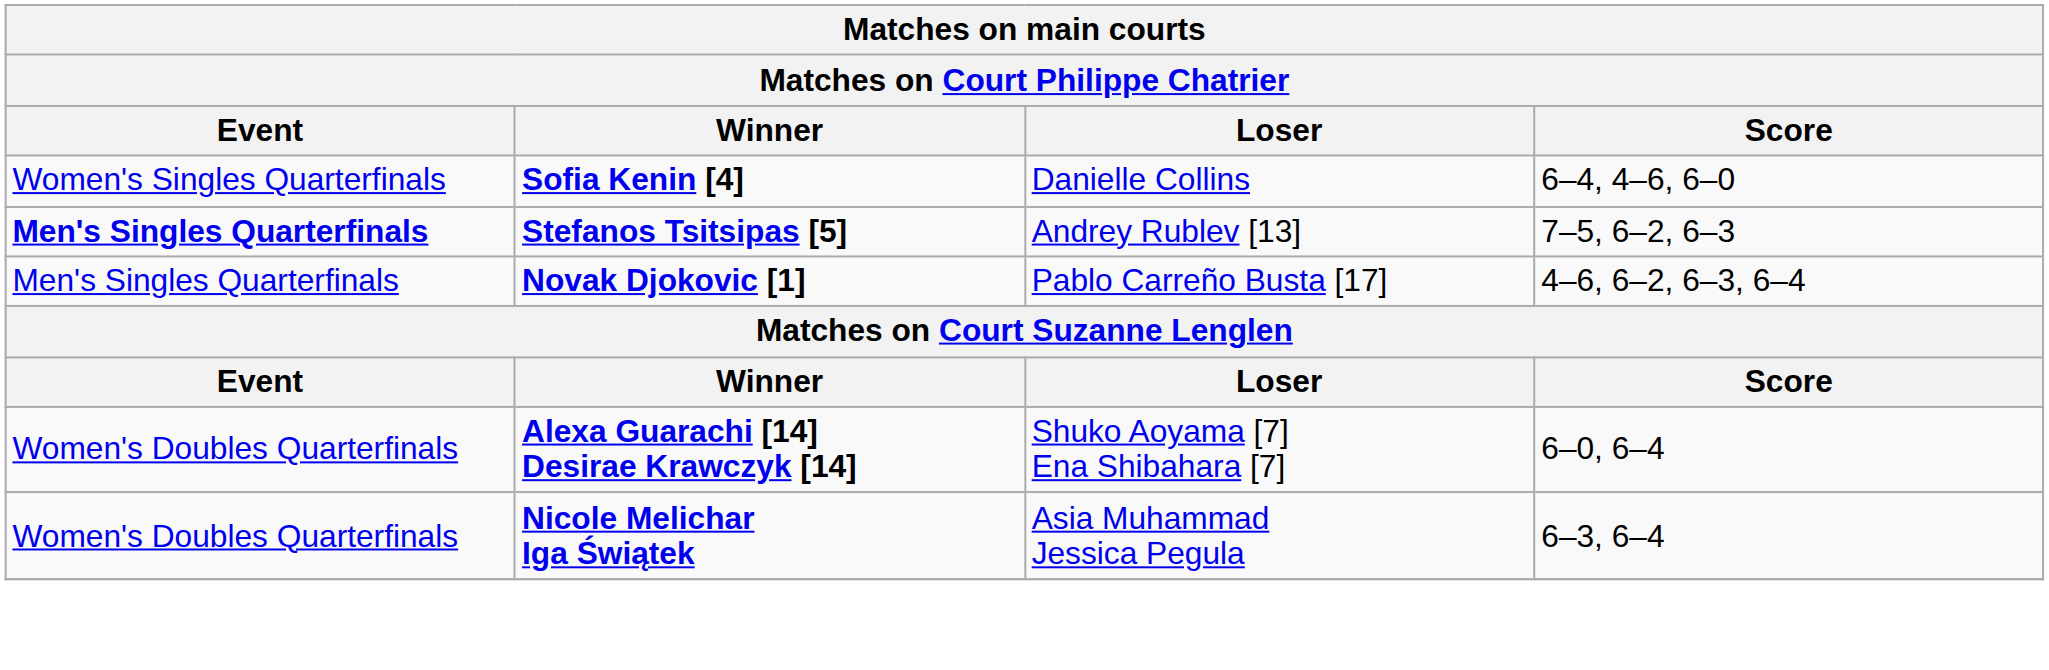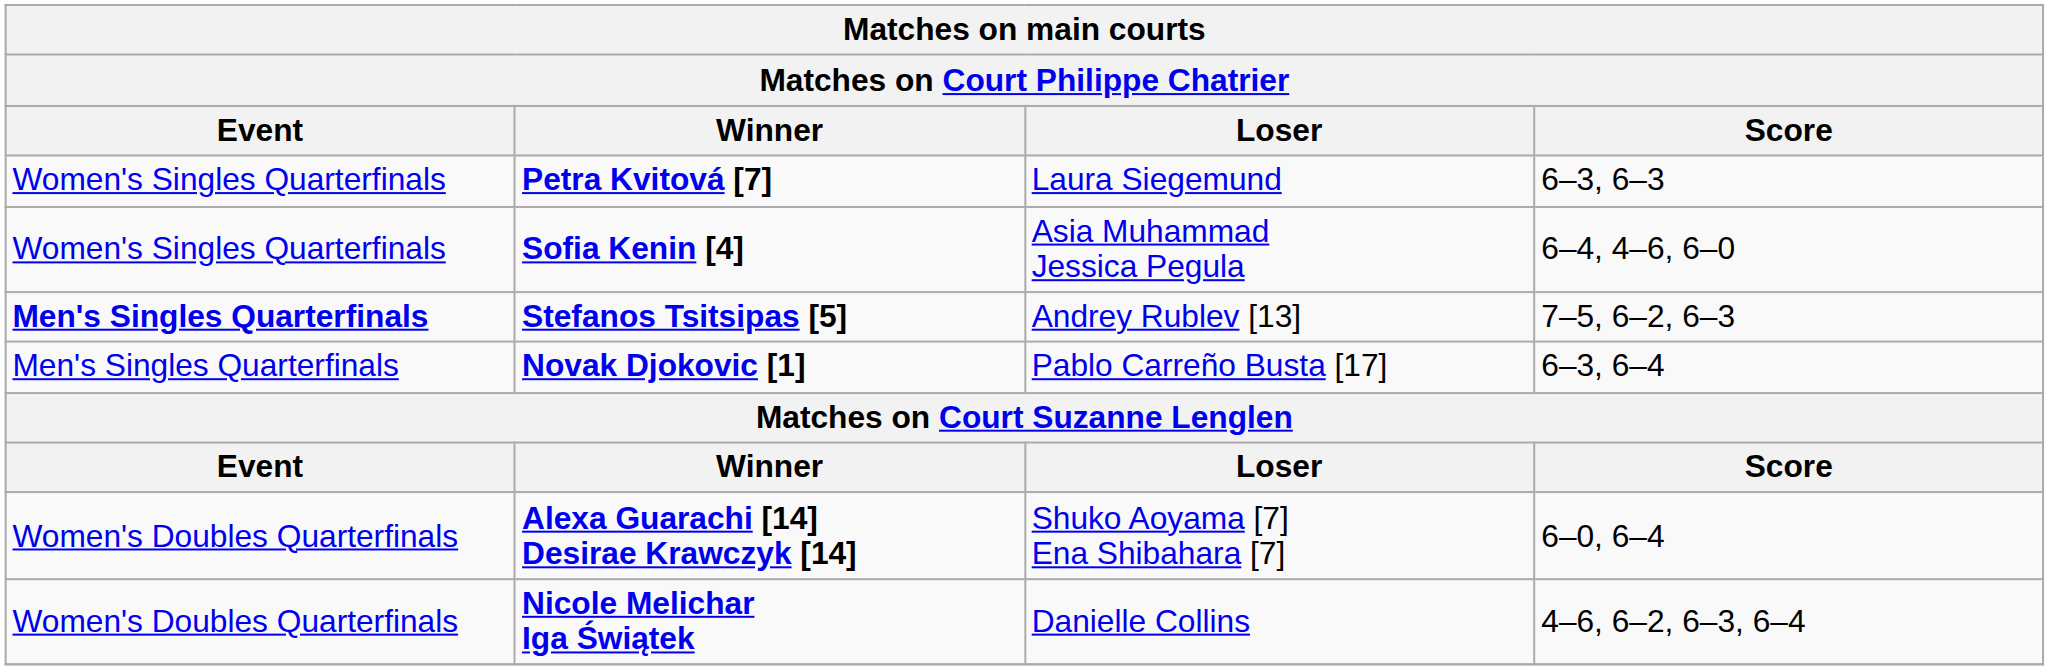+ row: (647, 180)
(1141, 180) Danielle Collins -> (1151, 248) Asia Muhammad Jessica Pegula
(1673, 280) 4–6, 6–2, 6–3, 6–4 -> (1603, 366) 6–3, 6–4
(1151, 535) Asia Muhammad Jessica Pegula -> (1141, 621) Danielle Collins
(1603, 535) 6–3, 6–4 -> (1673, 621) 4–6, 6–2, 6–3, 6–4
